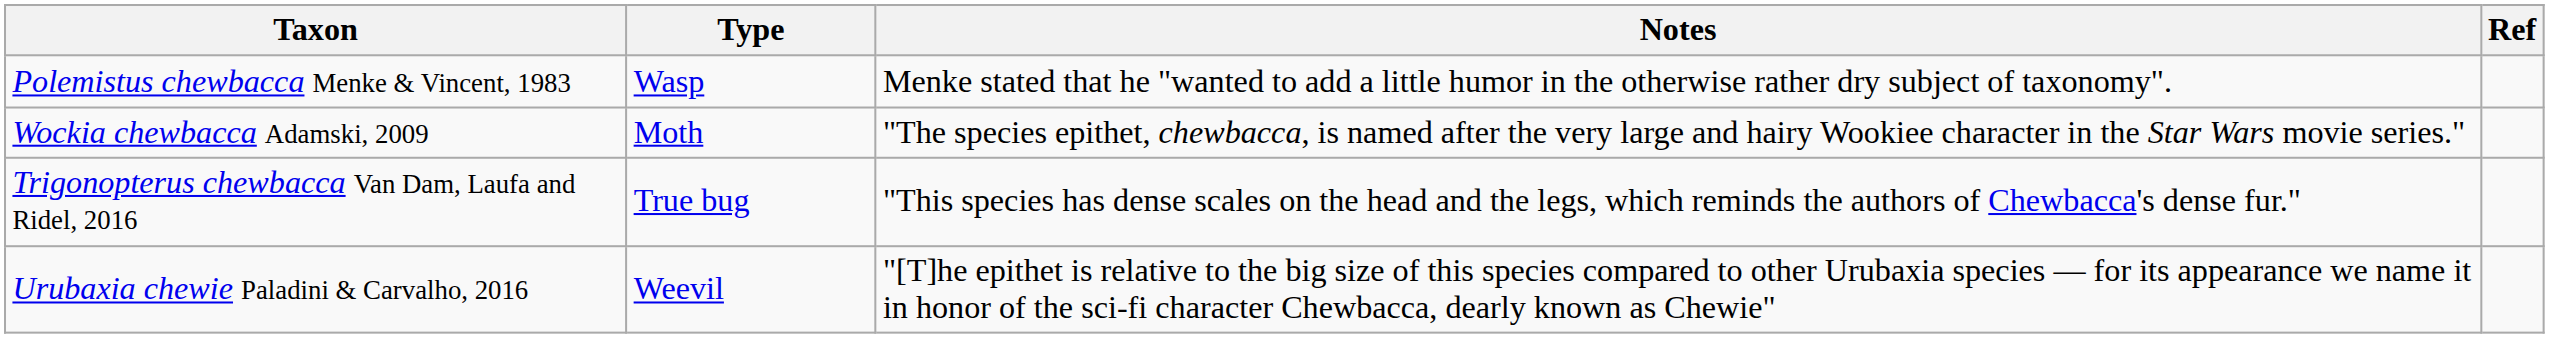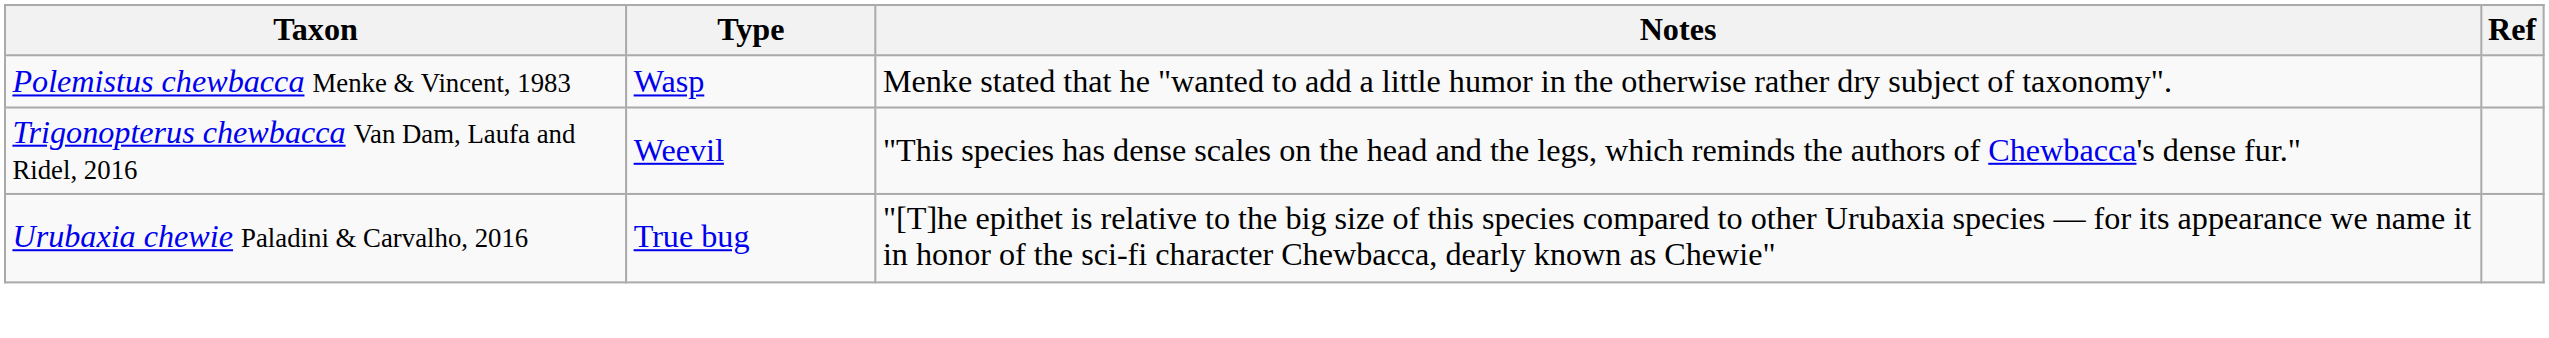- row: (220, 132)
(692, 201) True bug -> (679, 150) Weevil
(679, 288) Weevil -> (692, 237) True bug
